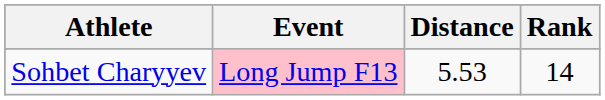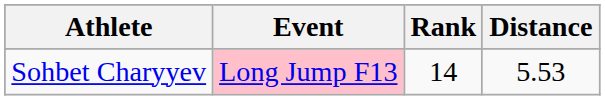columns swapped: (462, 26) <-> (560, 26)
